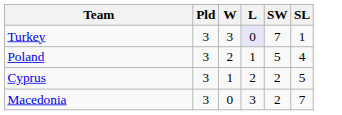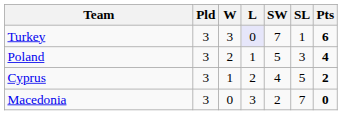+ column: (325, 15)
(302, 57) 4 -> (302, 57) 3
(277, 78) 2 -> (277, 78) 4
